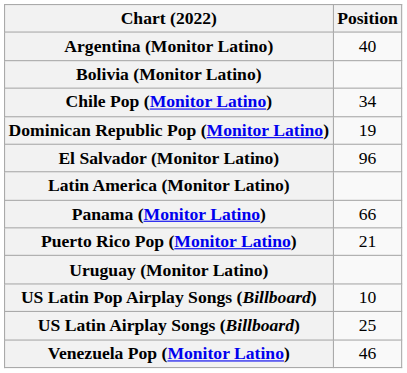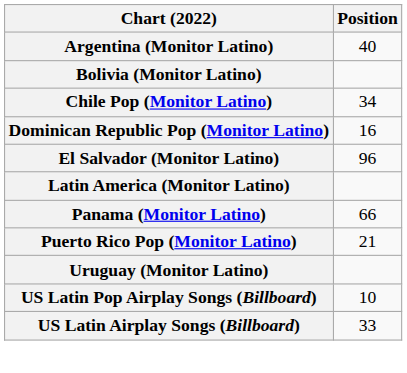(367, 130) 19 -> (367, 130) 16
(367, 325) 25 -> (367, 325) 33
- row: (169, 353)
